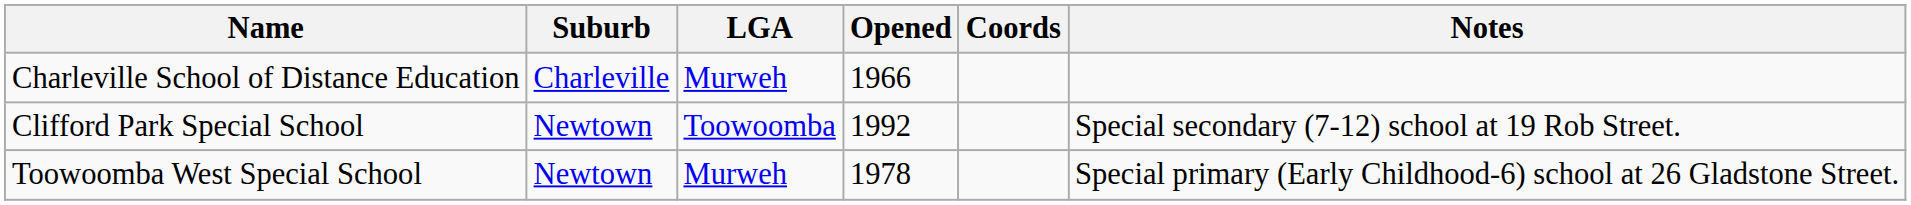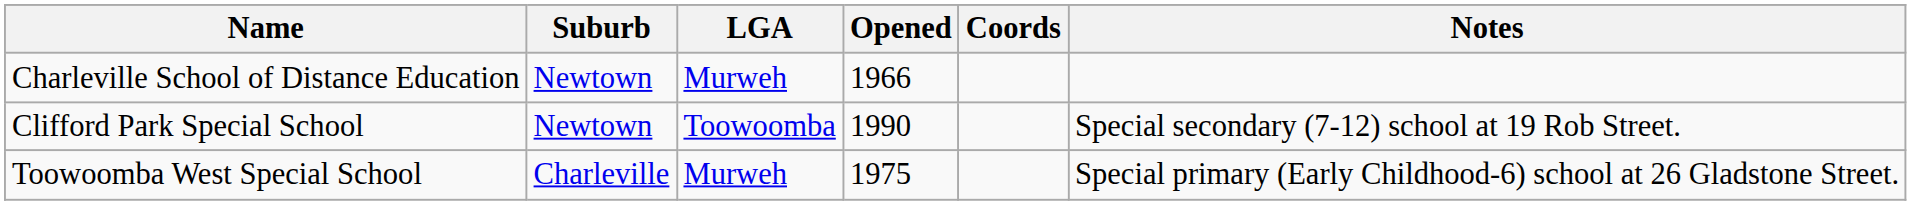(601, 77) Charleville -> (593, 77) Newtown
(880, 125) 1992 -> (880, 125) 1990
(593, 174) Newtown -> (601, 174) Charleville
(880, 174) 1978 -> (880, 174) 1975
